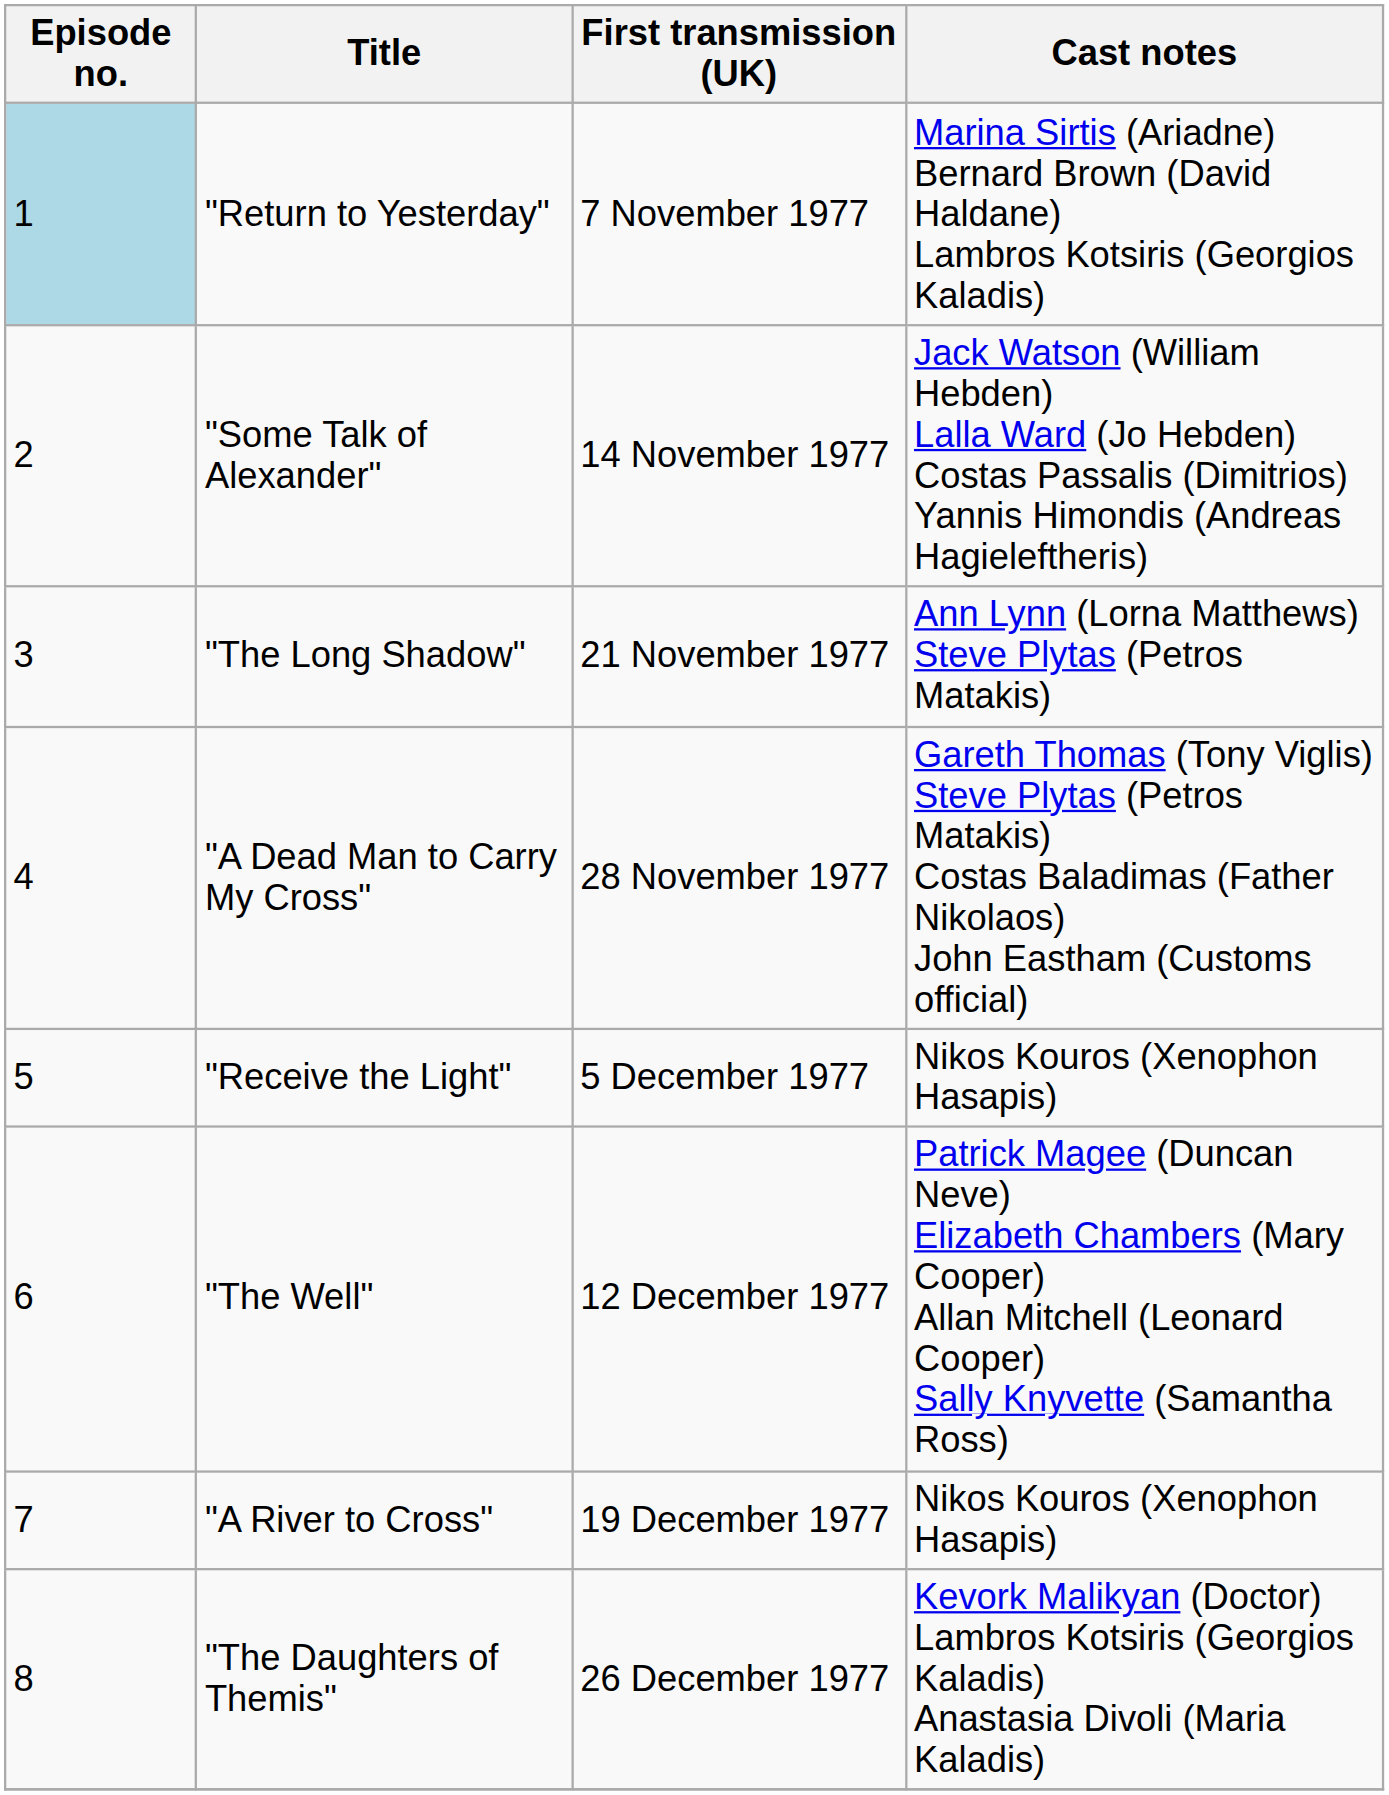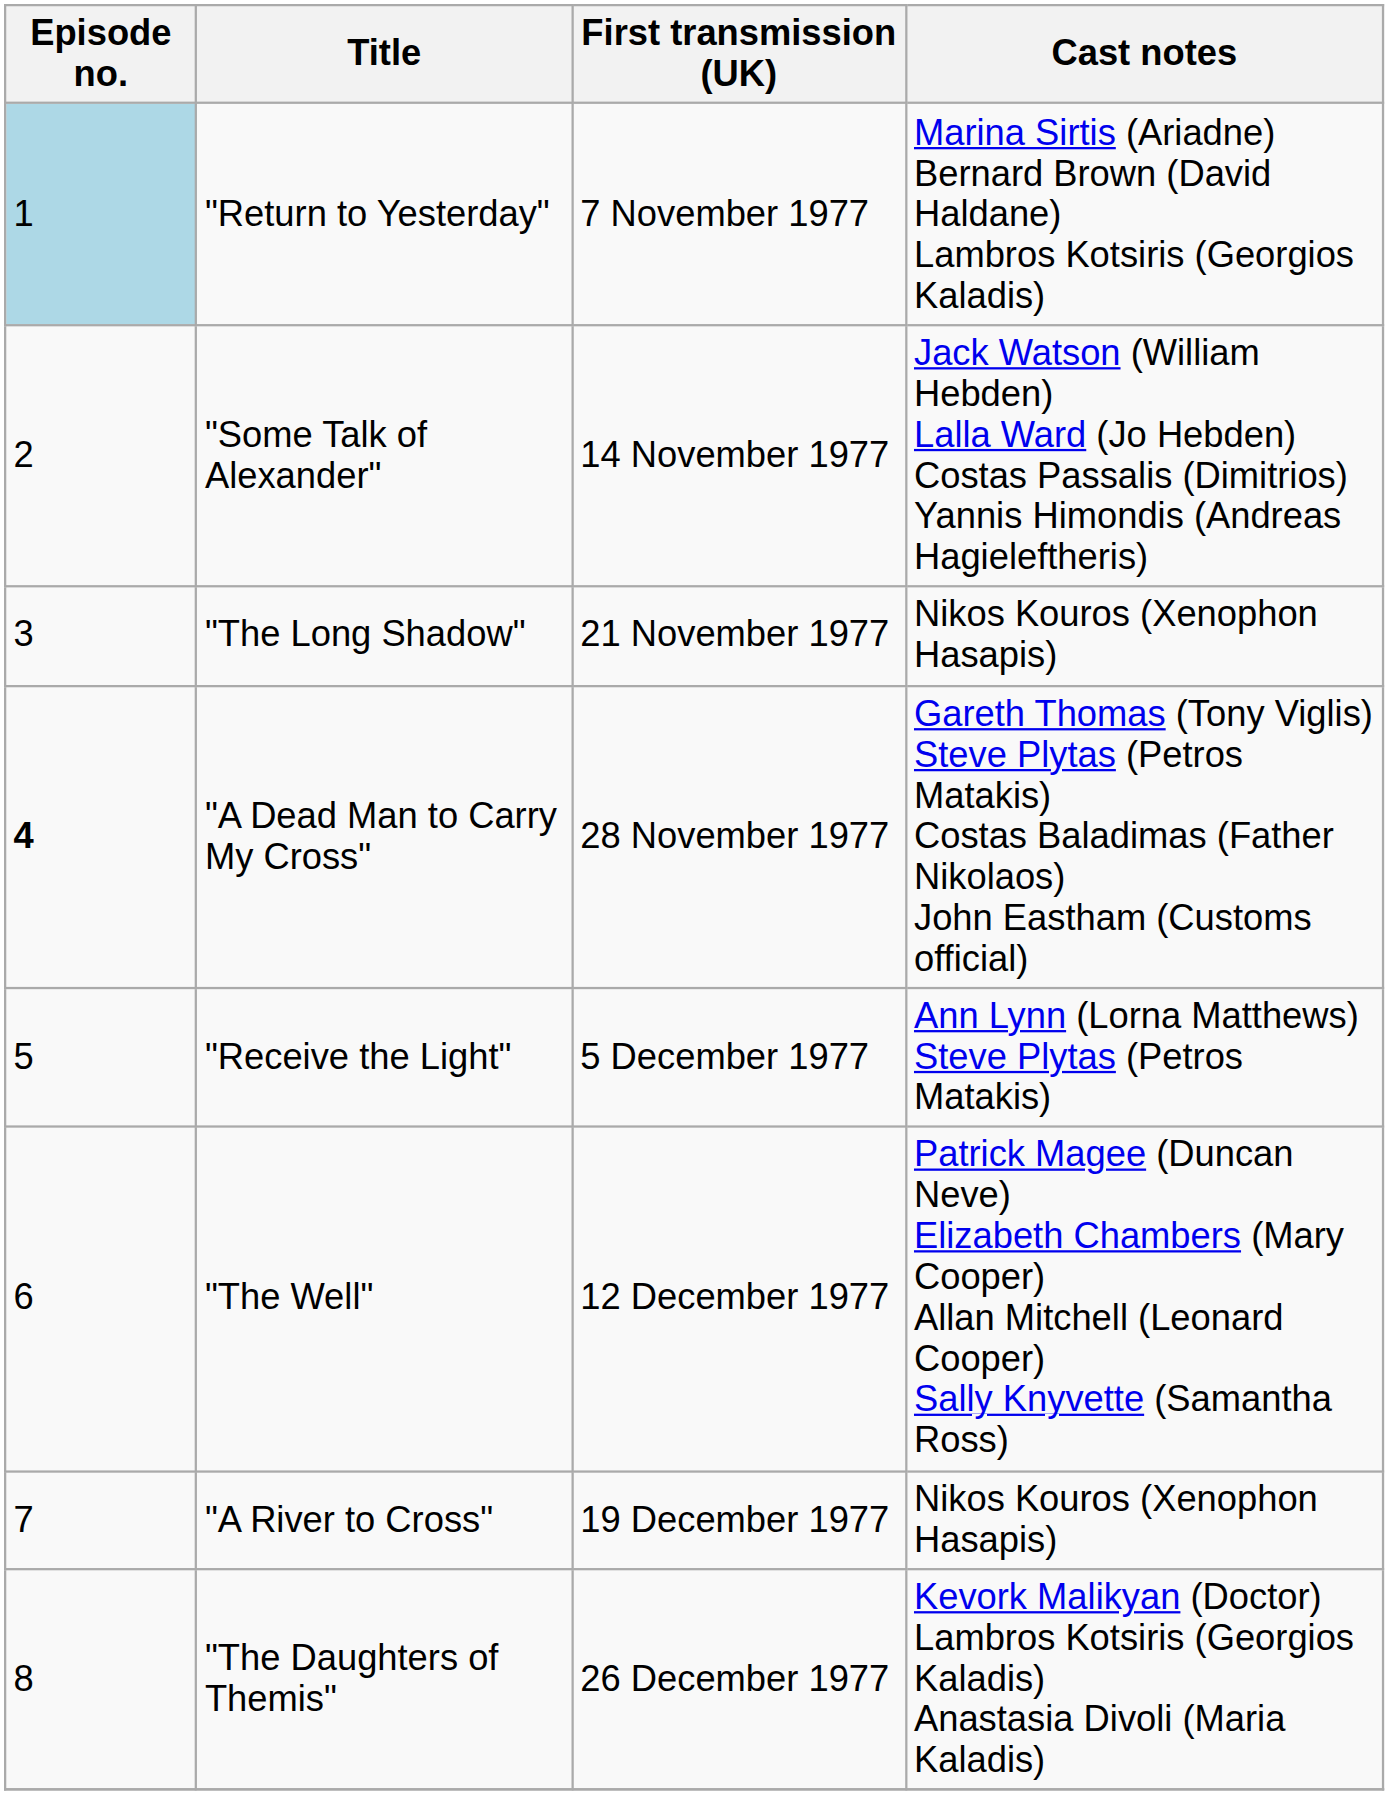(1136, 655) Ann Lynn (Lorna Matthews) Steve Plytas (Petros Matakis) -> (1116, 635) Nikos Kouros (Xenophon Hasapis)
(24, 876) normal -> (24, 835) bold
(1116, 1077) Nikos Kouros (Xenophon Hasapis) -> (1136, 1056) Ann Lynn (Lorna Matthews) Steve Plytas (Petros Matakis)
